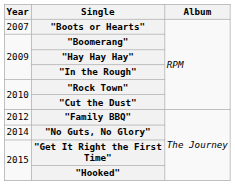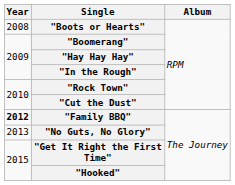(18, 27) 2007 -> (18, 27) 2008
(18, 117) normal -> (18, 117) bold
(18, 132) 2014 -> (18, 132) 2013
